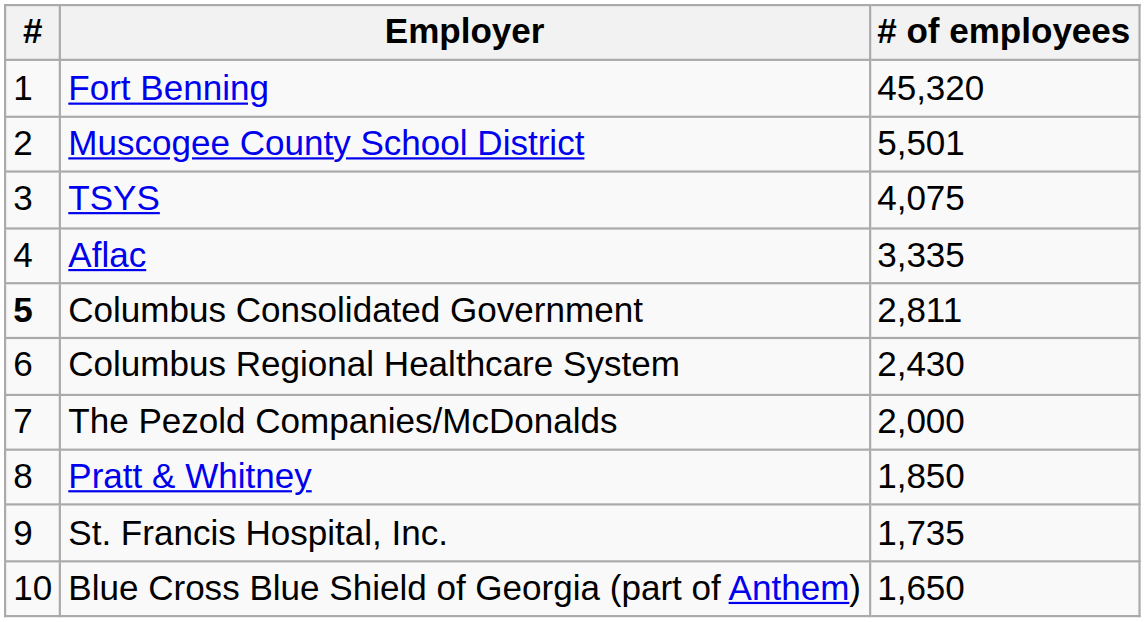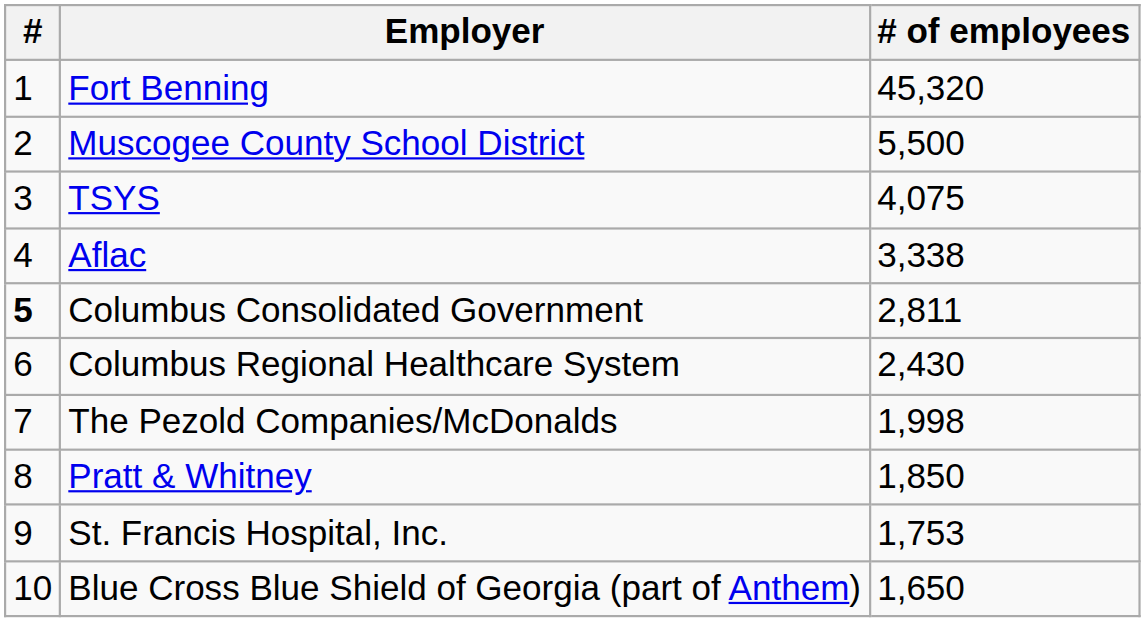(921, 143) 5,501 -> (921, 143) 5,500
(921, 254) 3,335 -> (921, 254) 3,338
(921, 421) 2,000 -> (921, 421) 1,998
(921, 532) 1,735 -> (921, 532) 1,753
